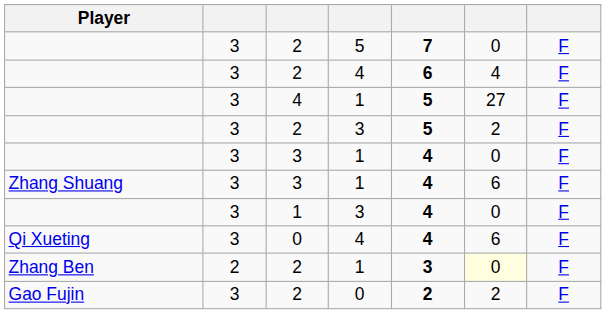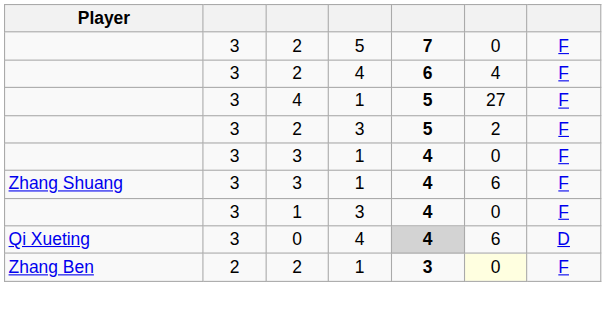(428, 239) no background -> (428, 239) lightgrey background
(564, 239) F -> (564, 239) D
- row: (46, 294)
